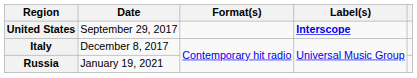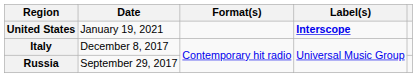(129, 30) September 29, 2017 -> (122, 30) January 19, 2021
(122, 64) January 19, 2021 -> (129, 64) September 29, 2017
